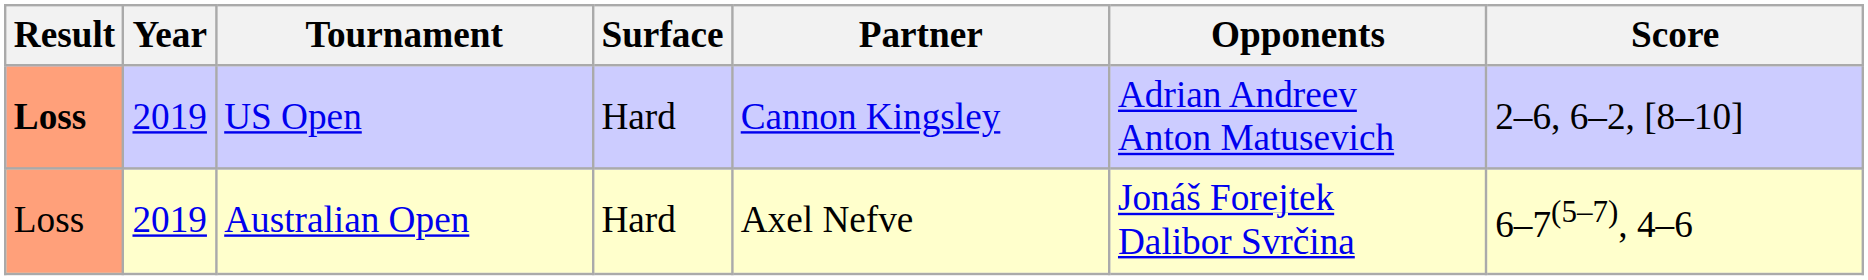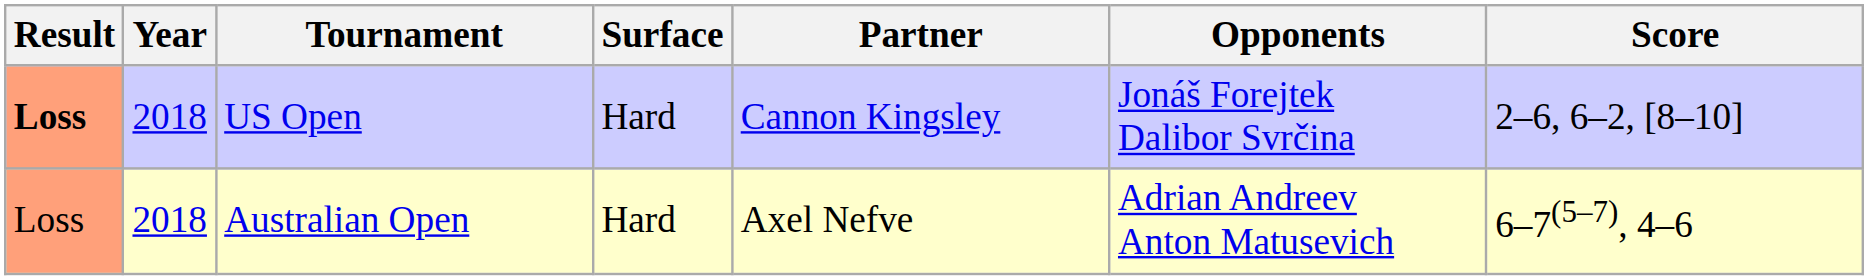(170, 116) 2019 -> (170, 116) 2018
(1256, 116) Adrian Andreev Anton Matusevich -> (1236, 116) Jonáš Forejtek Dalibor Svrčina
(170, 219) 2019 -> (170, 219) 2018
(1236, 219) Jonáš Forejtek Dalibor Svrčina -> (1256, 219) Adrian Andreev Anton Matusevich
